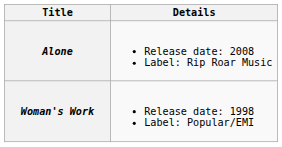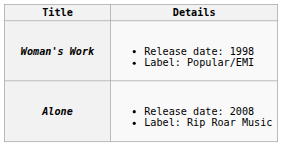rows swapped: (57, 111) <-> (57, 51)
